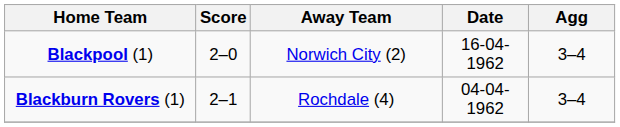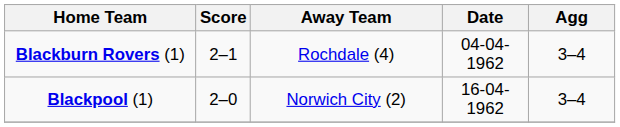rows swapped: (100, 99) <-> (100, 53)
